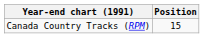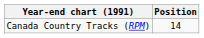(176, 26) 15 -> (176, 26) 14
